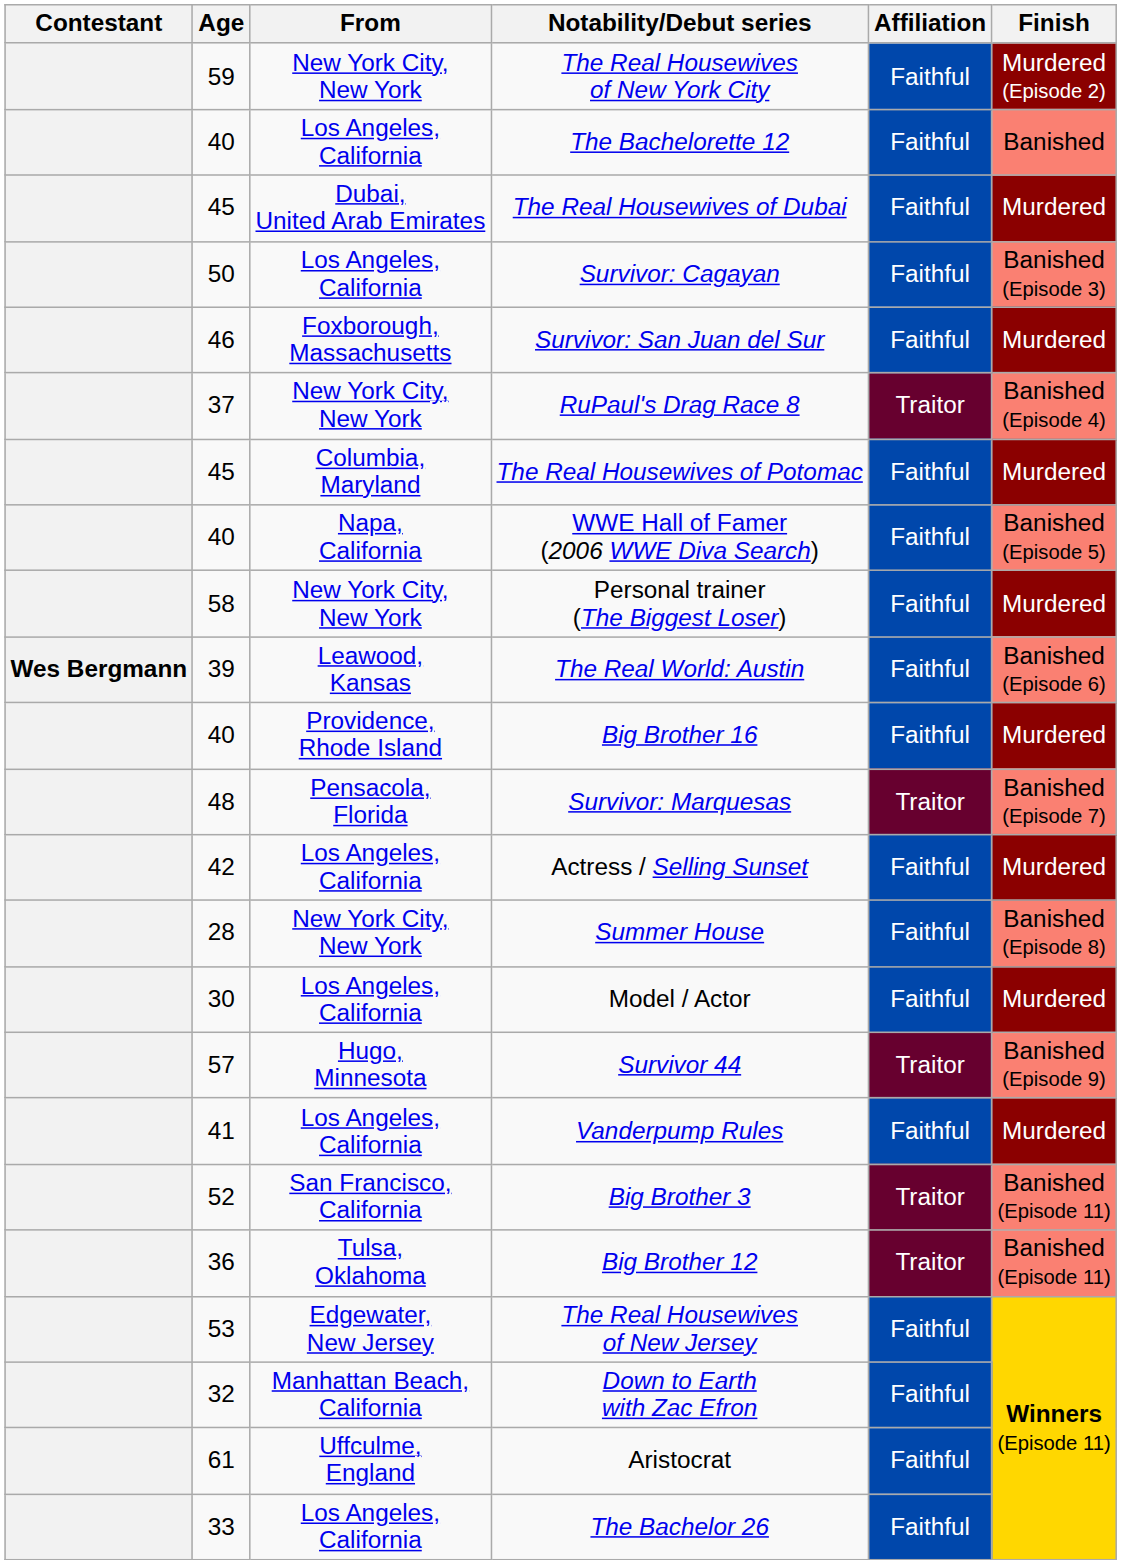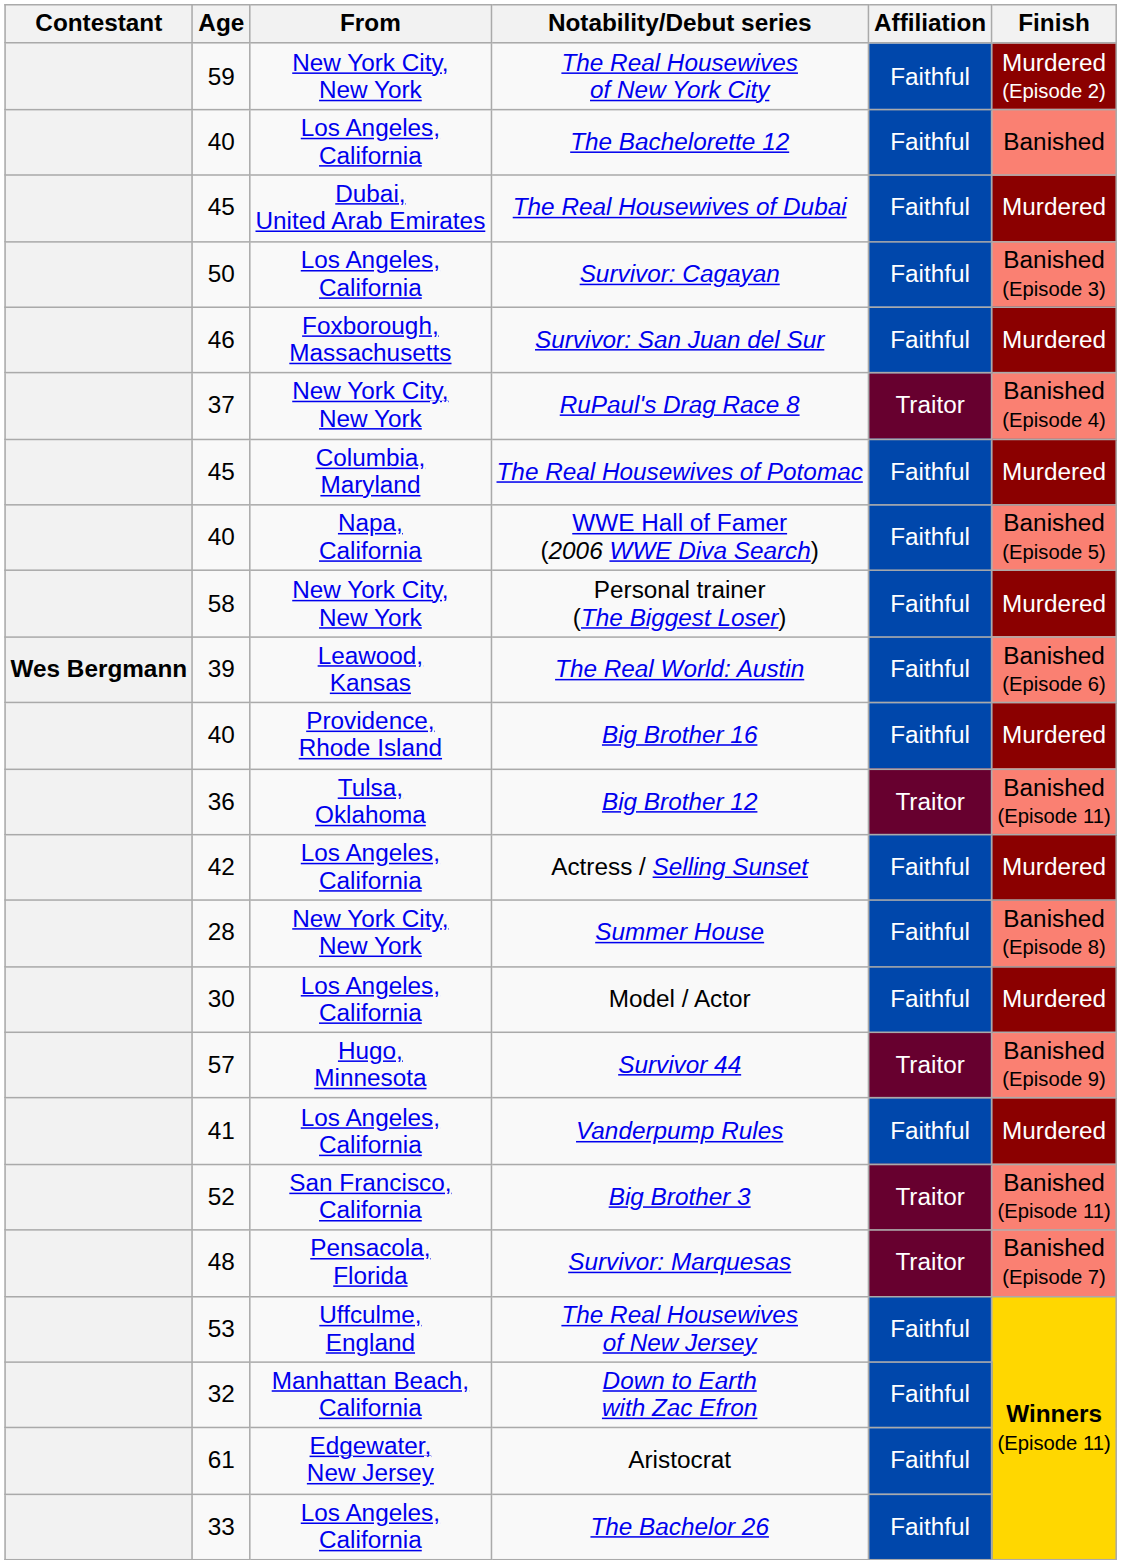rows swapped: (680, 801) <-> (680, 1262)
(370, 1328) Edgewater, New Jersey -> (370, 1328) Uffculme, England
(370, 1460) Uffculme, England -> (370, 1460) Edgewater, New Jersey
